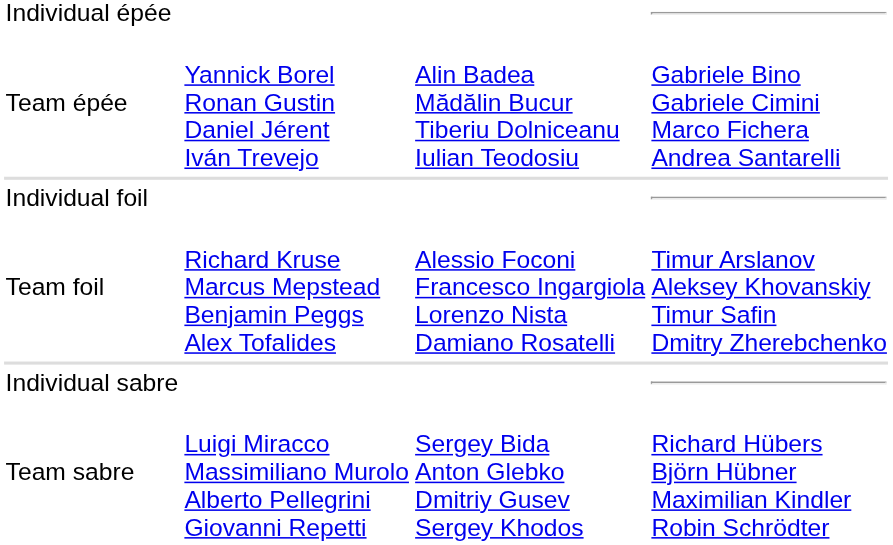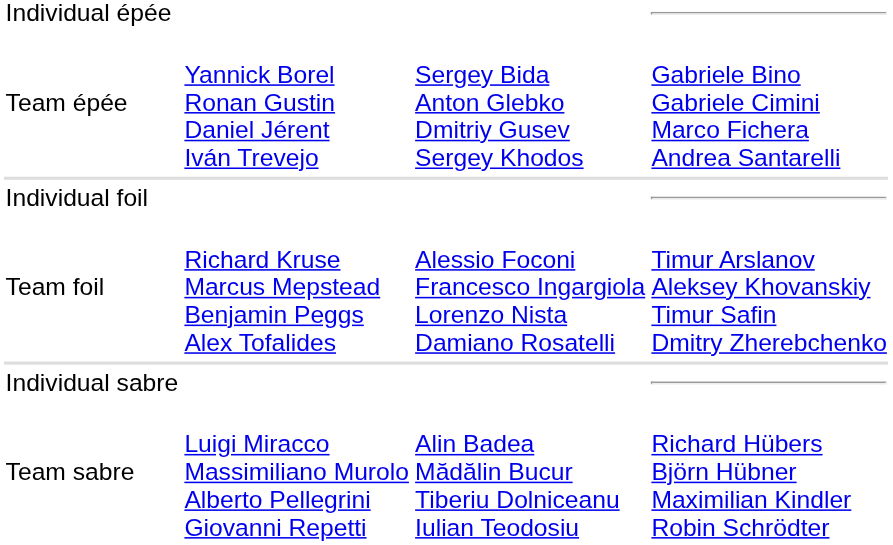(517, 116) Alin Badea Mădălin Bucur Tiberiu Dolniceanu Iulian Teodosiu -> (499, 116) Sergey Bida Anton Glebko Dmitriy Gusev Sergey Khodos
(499, 485) Sergey Bida Anton Glebko Dmitriy Gusev Sergey Khodos -> (517, 485) Alin Badea Mădălin Bucur Tiberiu Dolniceanu Iulian Teodosiu
